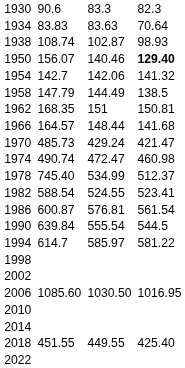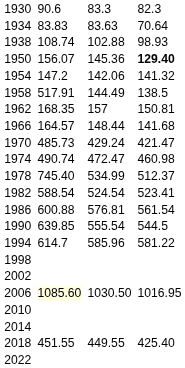(106, 42) 102.87 -> (106, 42) 102.88
(106, 59) 140.46 -> (106, 59) 145.36
(53, 76) 142.7 -> (53, 76) 147.2
(56, 92) 147.79 -> (56, 92) 517.91
(98, 109) 151 -> (98, 109) 157
(106, 193) 524.55 -> (106, 193) 524.54
(56, 209) 600.87 -> (56, 209) 600.88
(56, 226) 639.84 -> (56, 226) 639.85
(106, 243) 585.97 -> (106, 243) 585.96
(59, 293) no background -> (59, 293) lightyellow background
